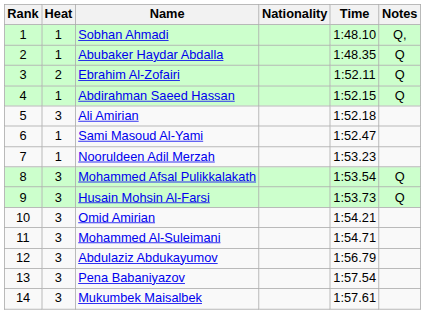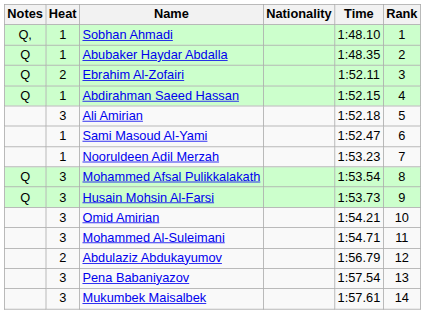columns swapped: (23, 14) <-> (400, 14)
(58, 258) 3 -> (63, 258) 2
